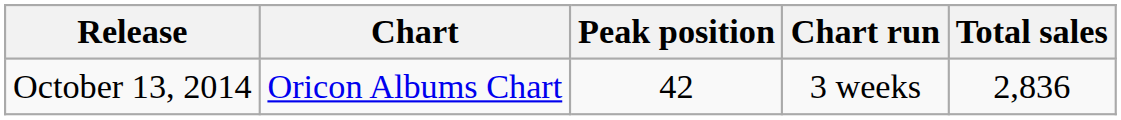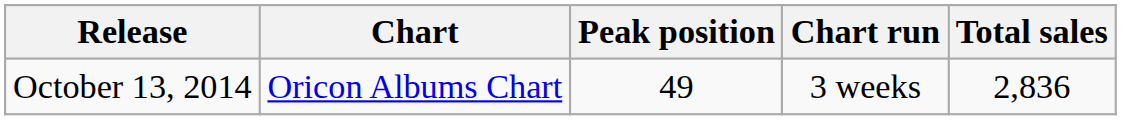(676, 85) 42 -> (676, 85) 49
